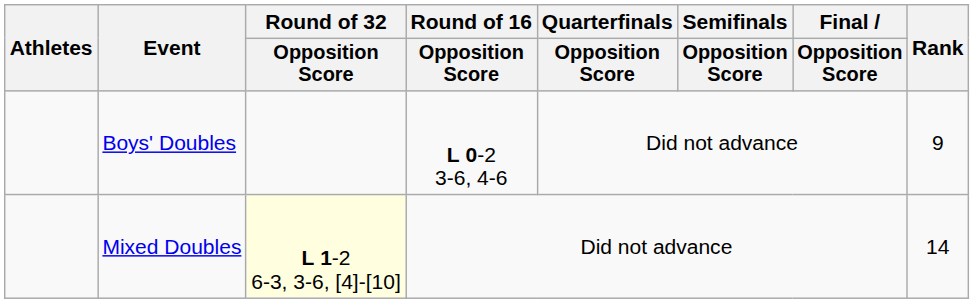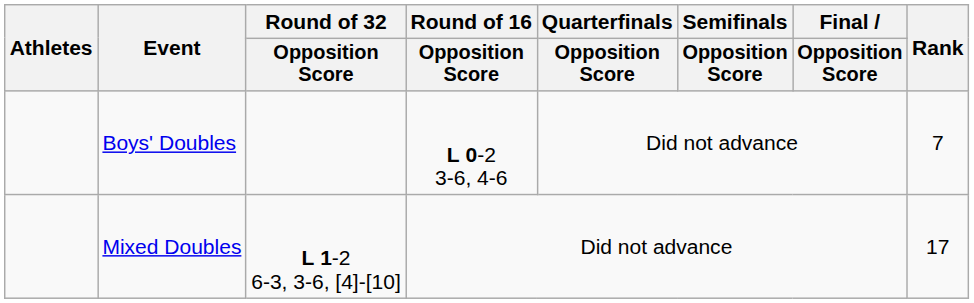(938, 143) 9 -> (938, 143) 7
(326, 270) lightyellow background -> (326, 270) no background
(938, 247) 14 -> (938, 247) 17
